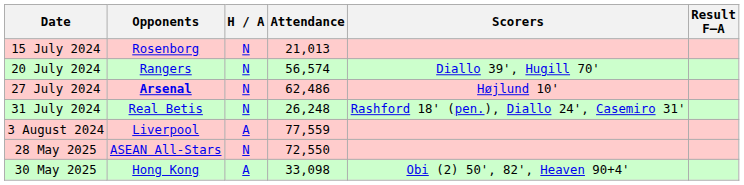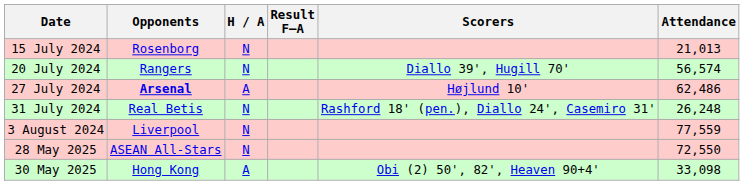columns swapped: (714, 22) <-> (308, 22)
(246, 89) N -> (246, 89) A
(246, 129) A -> (246, 129) N
